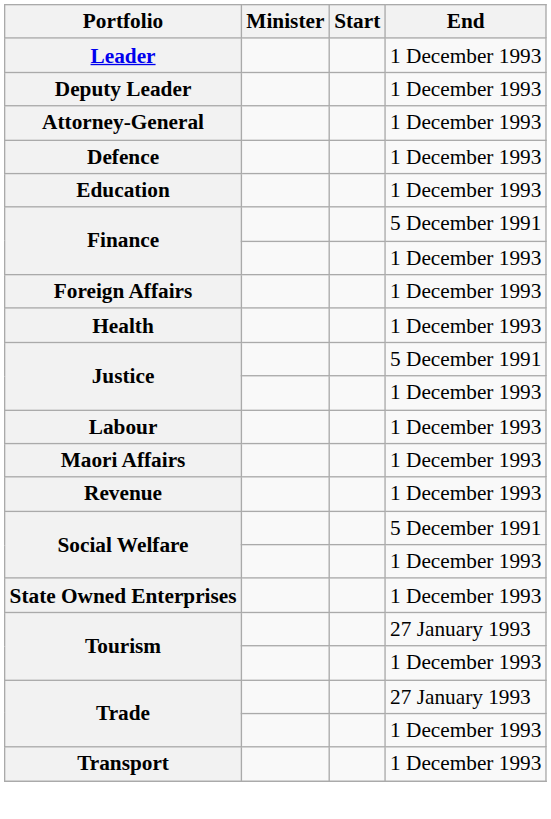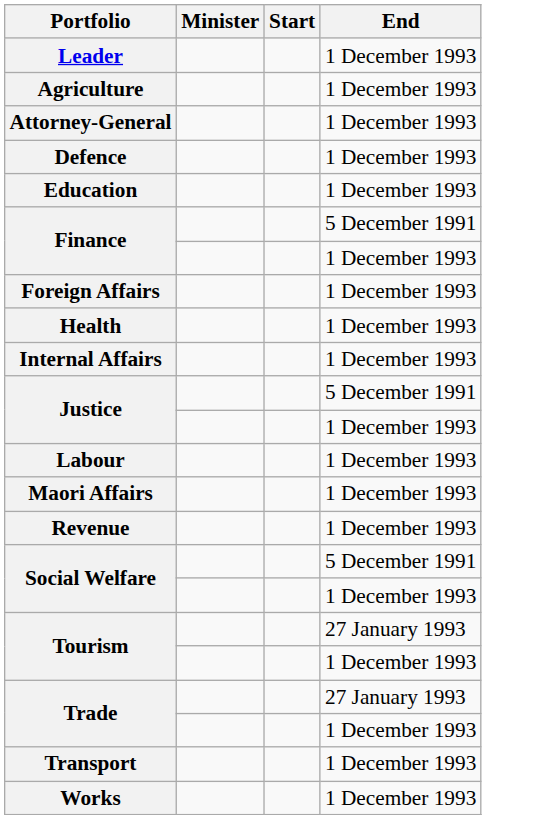- row: (123, 88)
+ row: (91, 88)
+ row: (91, 358)
- row: (123, 595)
+ row: (91, 797)
